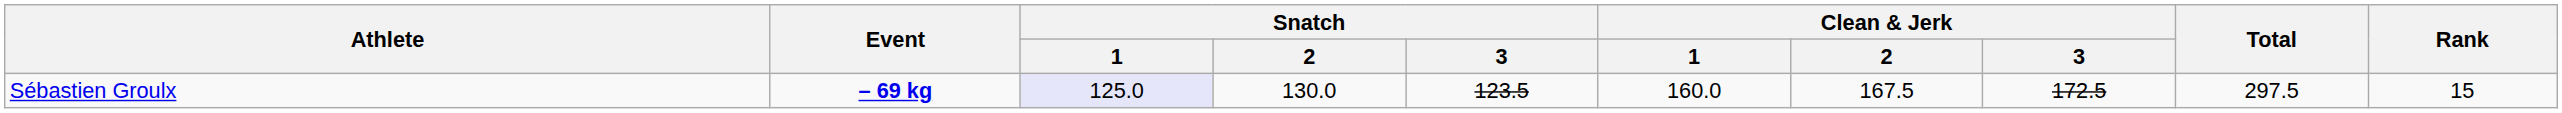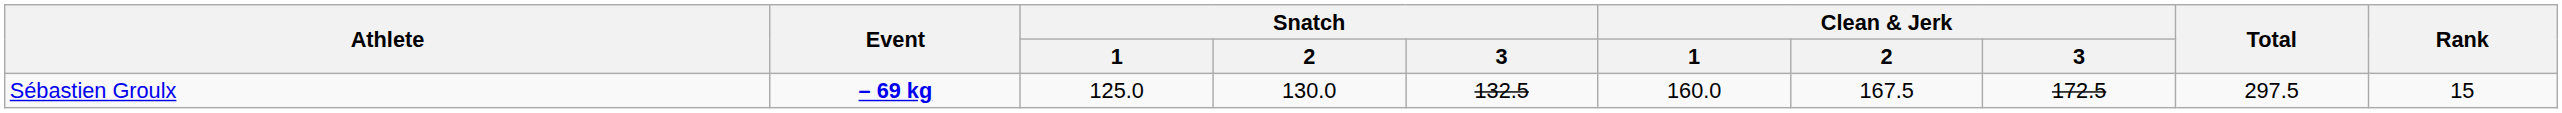(1117, 91) lavender background -> (1117, 91) no background
(1502, 91) 123.5 -> (1502, 91) 132.5
